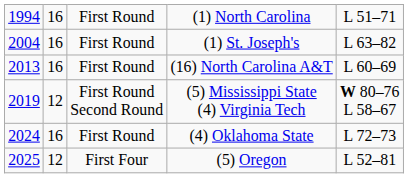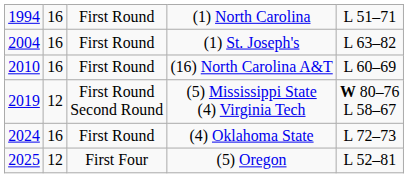(24, 67) 2013 -> (24, 67) 2010
